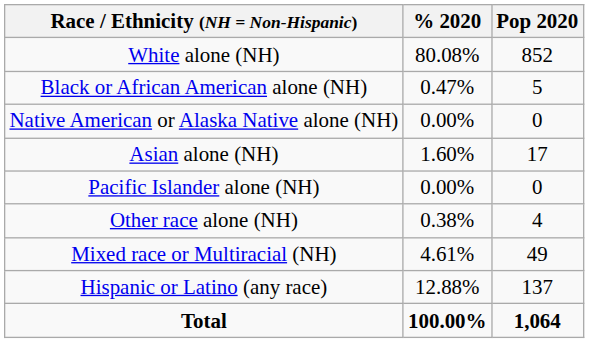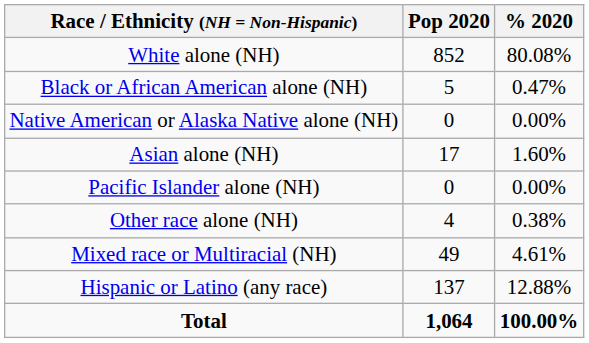columns swapped: (537, 21) <-> (447, 21)
